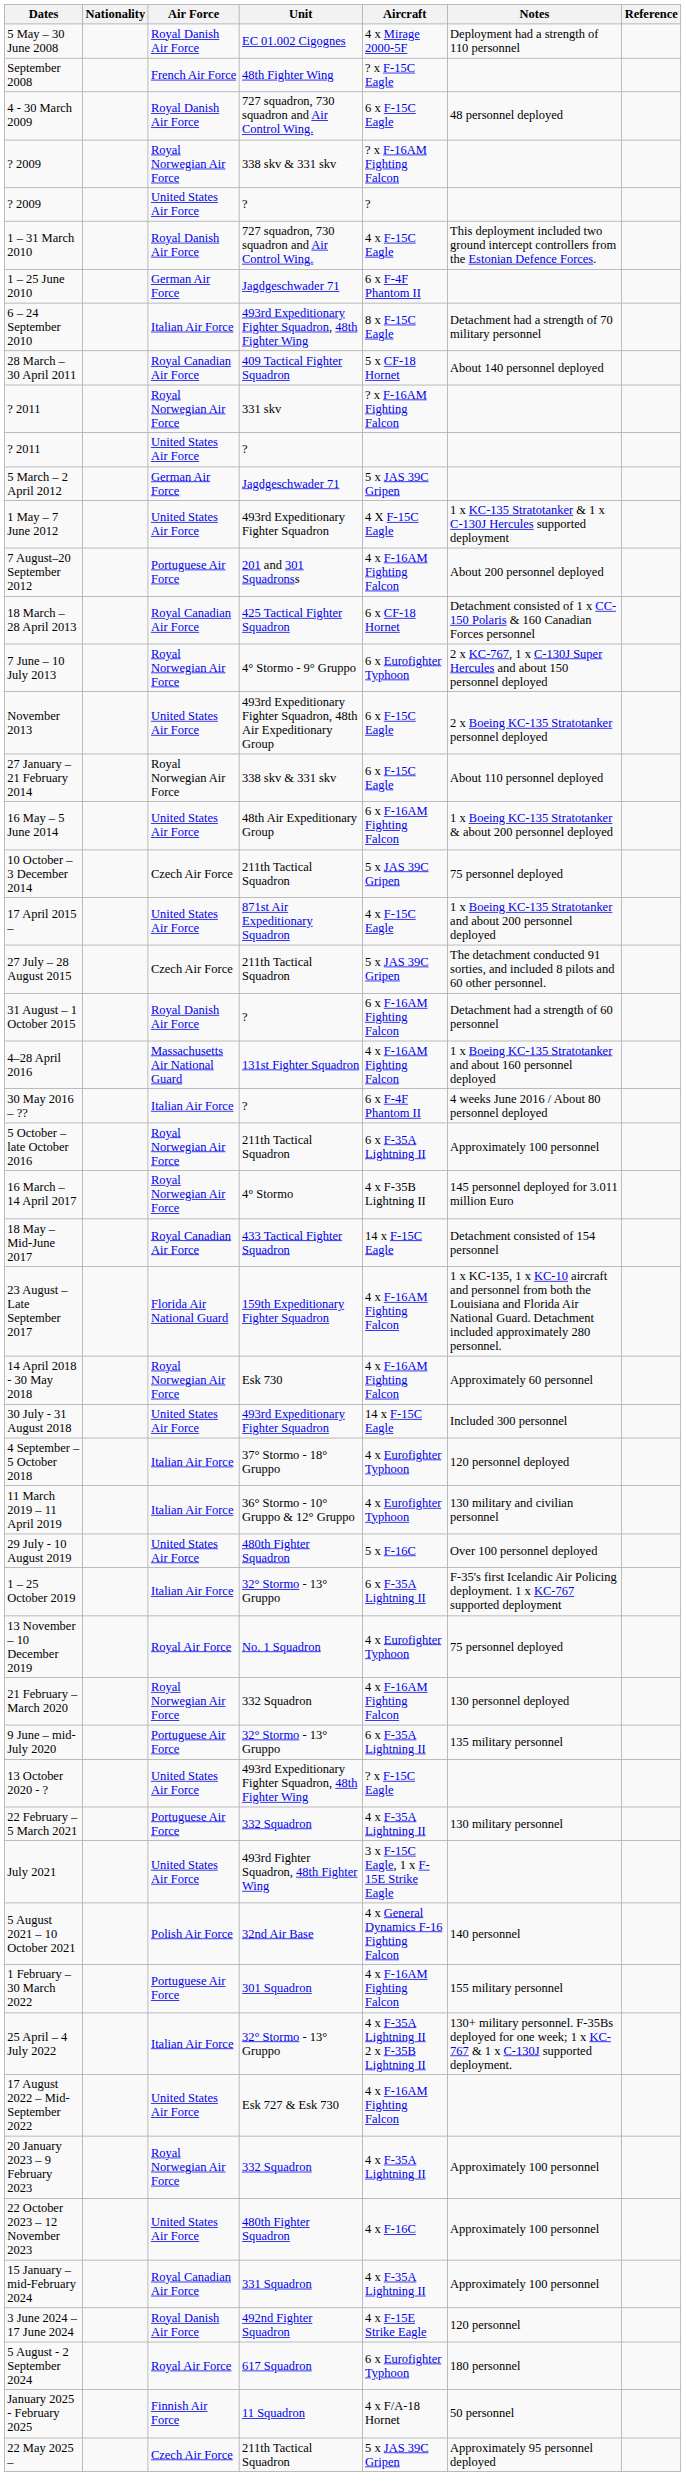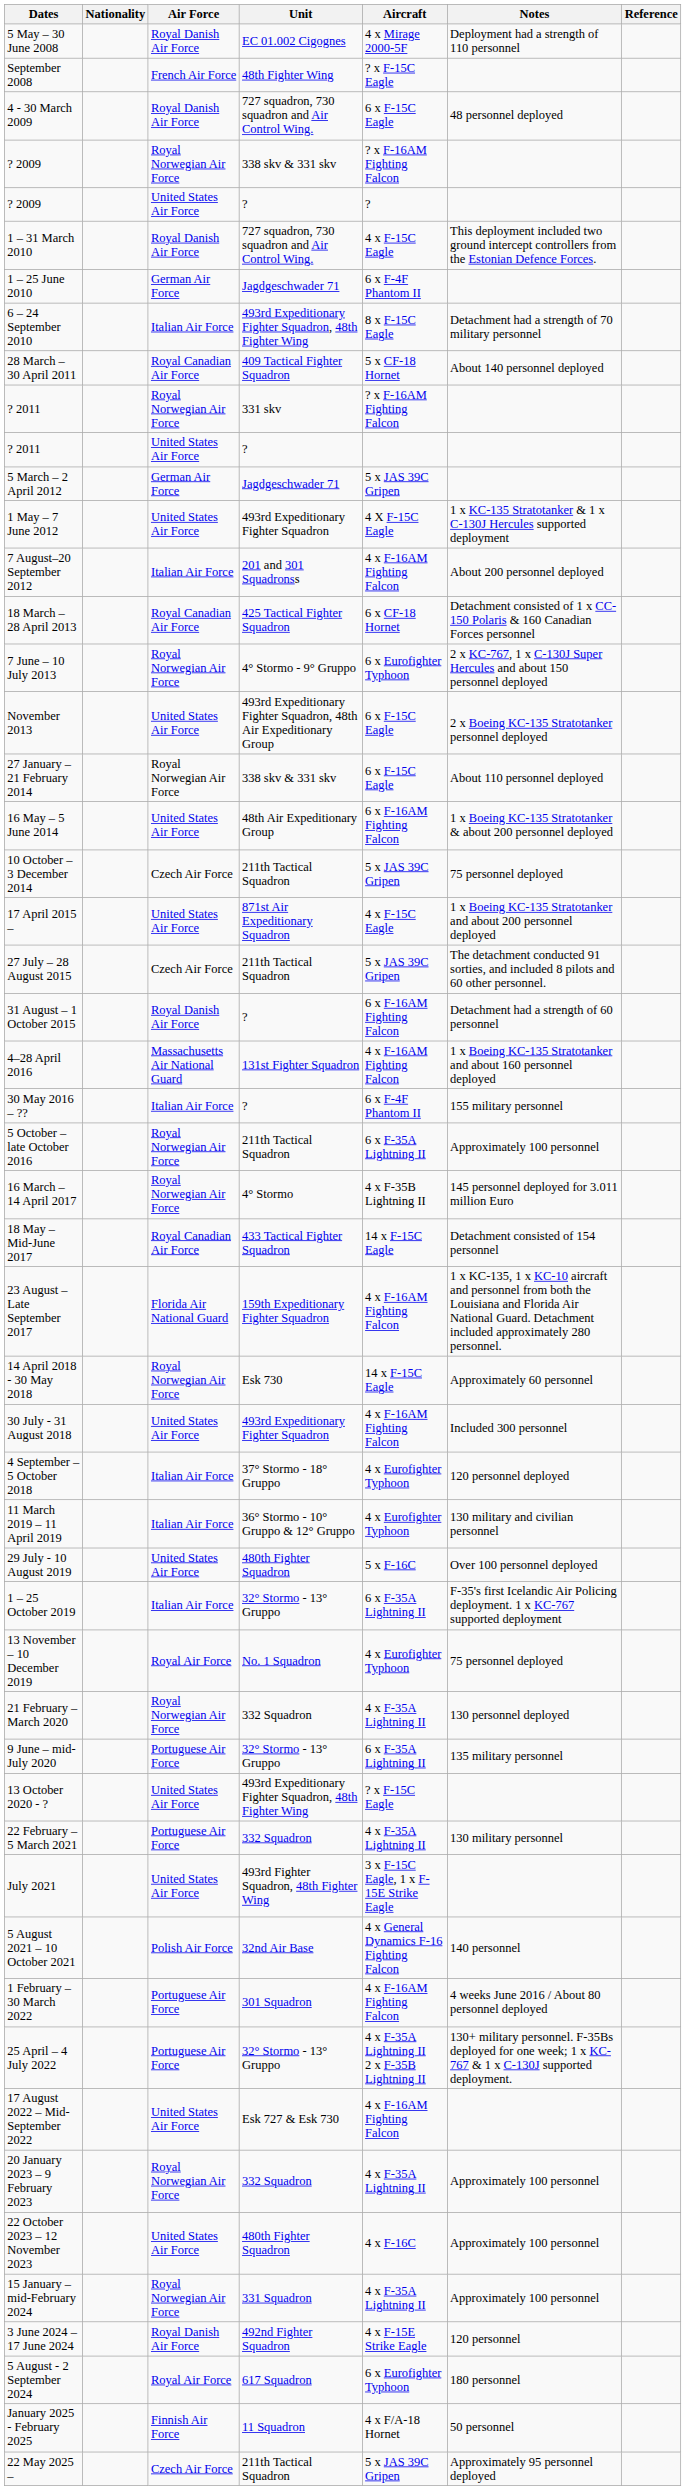(188, 572) Portuguese Air Force -> (192, 572) Italian Air Force
(525, 1105) 4 weeks June 2016 / About 80 personnel deployed -> (507, 1105) 155 military personnel
(396, 1380) 4 x F-16AM Fighting Falcon -> (394, 1380) 14 x F-15C Eagle
(394, 1421) 14 x F-15C Eagle -> (396, 1428) 4 x F-16AM Fighting Falcon
(396, 1701) 4 x F-16AM Fighting Falcon -> (395, 1715) 4 x F-35A Lightning II
(507, 1988) 155 military personnel -> (525, 2002) 4 weeks June 2016 / About 80 personnel deployed
(192, 2043) Italian Air Force -> (188, 2057) Portuguese Air Force
(191, 2284) Royal Canadian Air Force -> (188, 2298) Royal Norwegian Air Force
